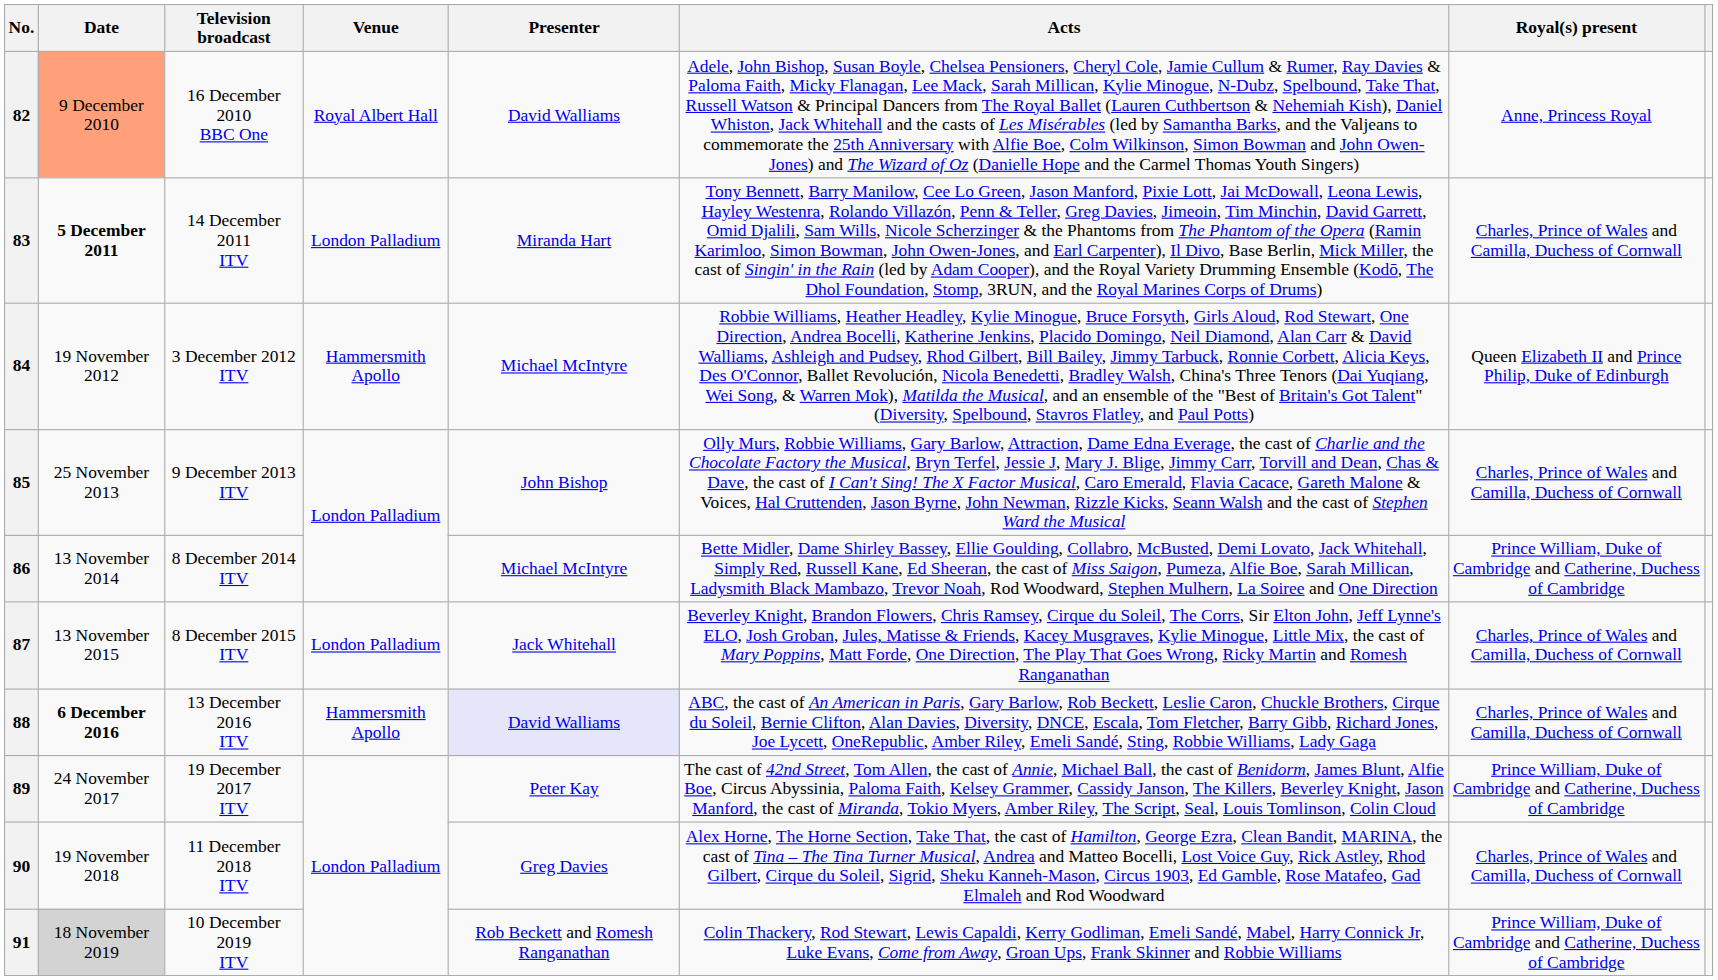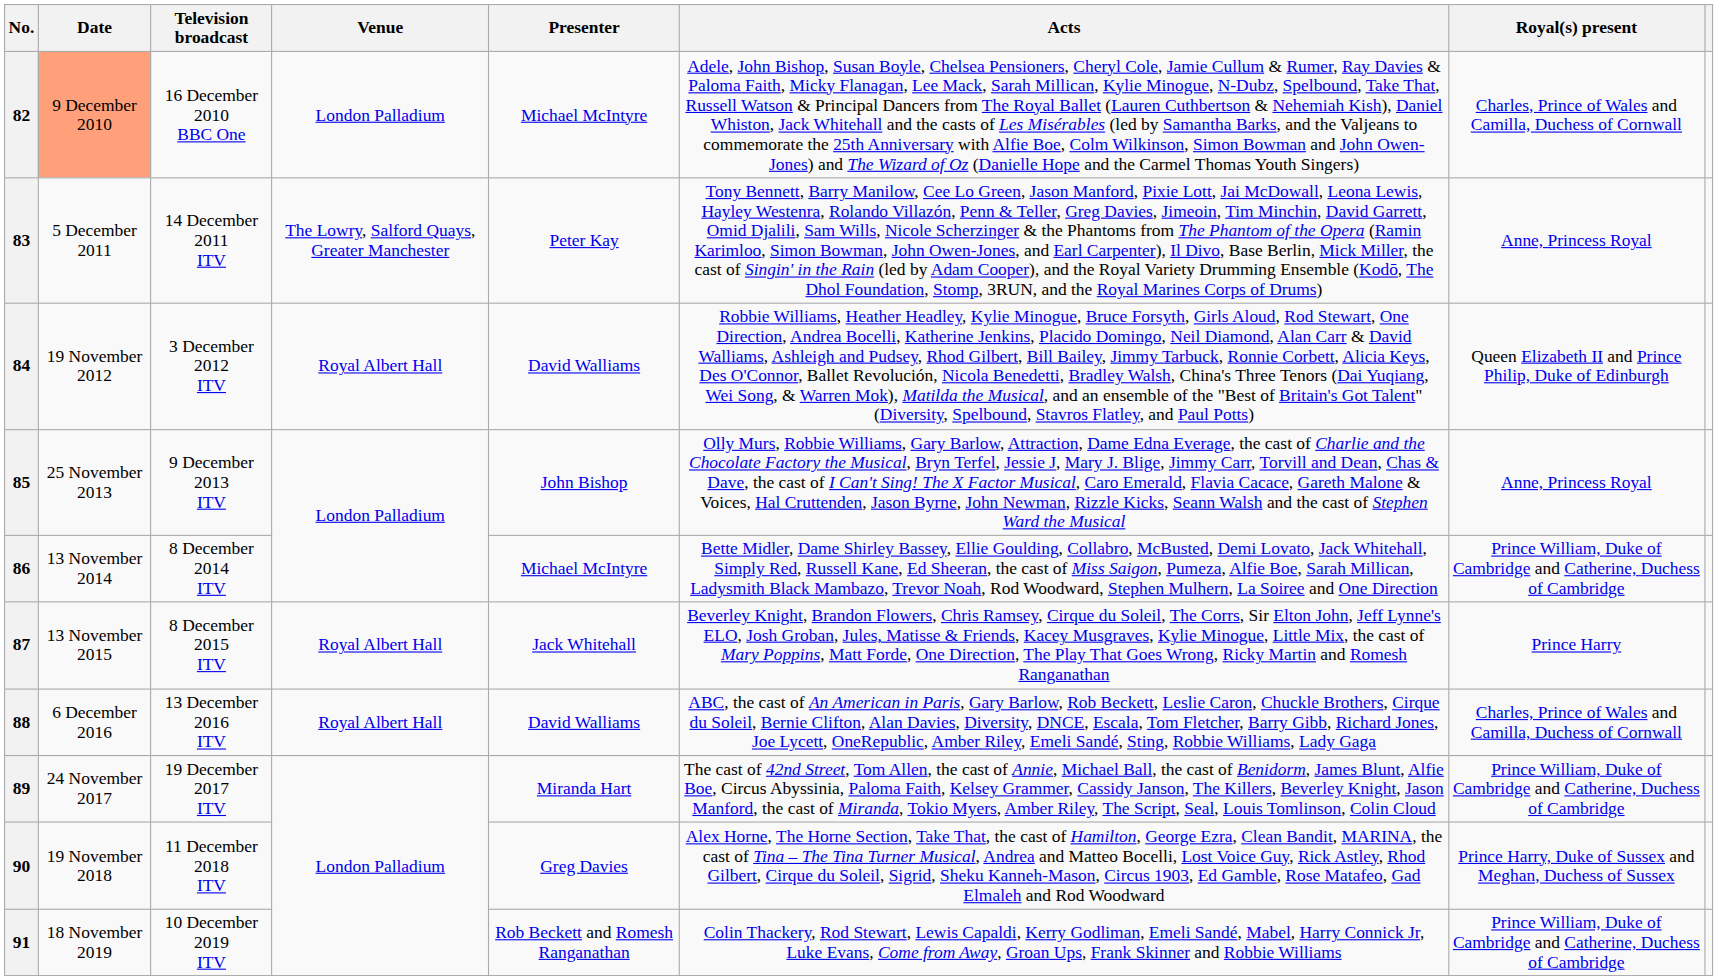(376, 114) Royal Albert Hall -> (380, 114) London Palladium
(564, 114) David Walliams -> (584, 114) Michael McIntyre
(1576, 114) Anne, Princess Royal -> (1576, 114) Charles, Prince of Wales and Camilla, Duchess of Cornwall
(101, 240) bold -> (95, 240) normal
(376, 240) London Palladium -> (380, 240) The Lowry, Salford Quays, Greater Manchester
(564, 240) Miranda Hart -> (584, 240) Peter Kay
(1576, 240) Charles, Prince of Wales and Camilla, Duchess of Cornwall -> (1576, 240) Anne, Princess Royal
(376, 366) Hammersmith Apollo -> (380, 366) Royal Albert Hall
(564, 366) Michael McIntyre -> (584, 366) David Walliams
(1576, 482) Charles, Prince of Wales and Camilla, Duchess of Cornwall -> (1576, 482) Anne, Princess Royal
(376, 645) London Palladium -> (380, 645) Royal Albert Hall
(1576, 645) Charles, Prince of Wales and Camilla, Duchess of Cornwall -> (1576, 645) Prince Harry
(101, 722) bold -> (95, 722) normal
(376, 722) Hammersmith Apollo -> (380, 722) Royal Albert Hall
(564, 722) lavender background -> (584, 722) no background
(564, 788) Peter Kay -> (584, 788) Miranda Hart
(1576, 865) Charles, Prince of Wales and Camilla, Duchess of Cornwall -> (1576, 865) Prince Harry, Duke of Sussex and Meghan, Duchess of Sussex
(101, 942) lightgrey background -> (95, 942) no background
